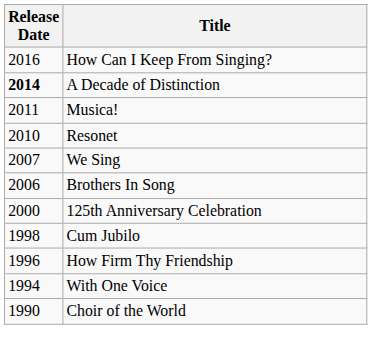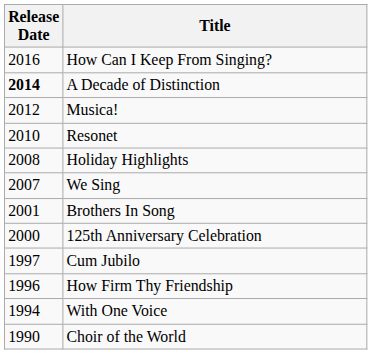(24, 110) 2011 -> (24, 110) 2012
+ row: (127, 160)
(24, 185) 2006 -> (24, 210) 2001
(24, 235) 1998 -> (24, 260) 1997
